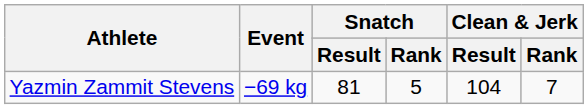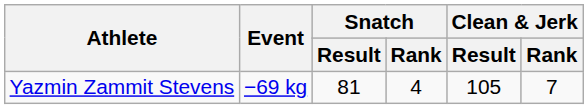(416, 88) 5 -> (416, 88) 4
(484, 88) 104 -> (484, 88) 105
